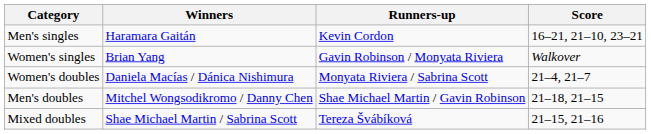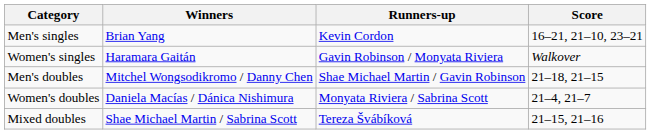(151, 35) Haramara Gaitán -> (135, 35) Brian Yang
(135, 56) Brian Yang -> (151, 56) Haramara Gaitán
rows swapped: (45, 98) <-> (53, 77)
